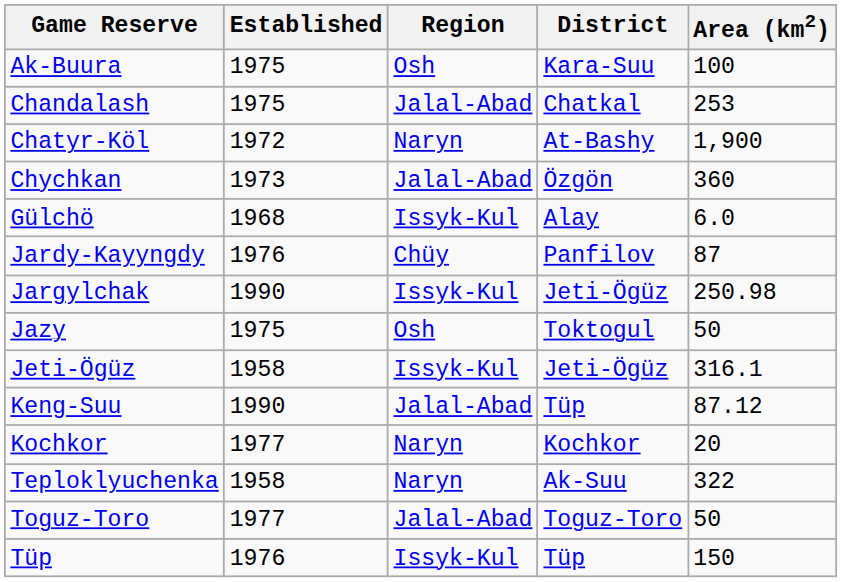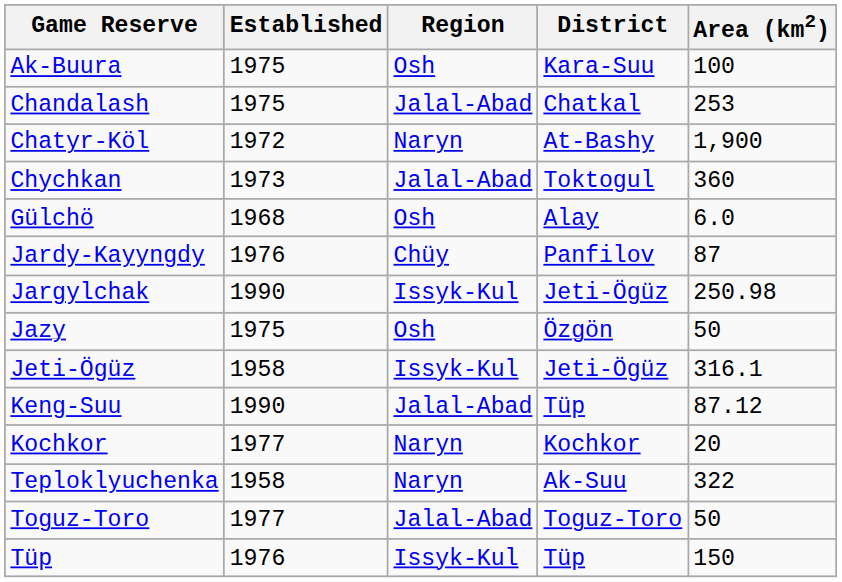(578, 181) Özgön -> (599, 181) Toktogul
(456, 218) Issyk-Kul -> (414, 218) Osh
(599, 331) Toktogul -> (578, 331) Özgön
